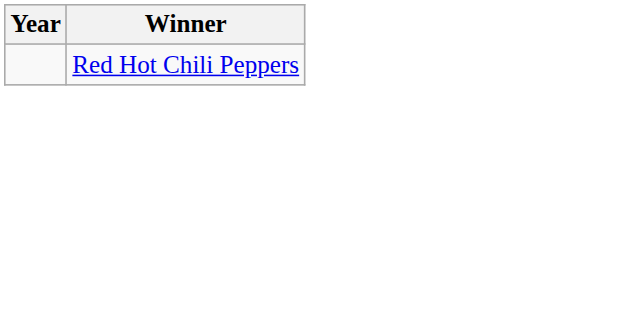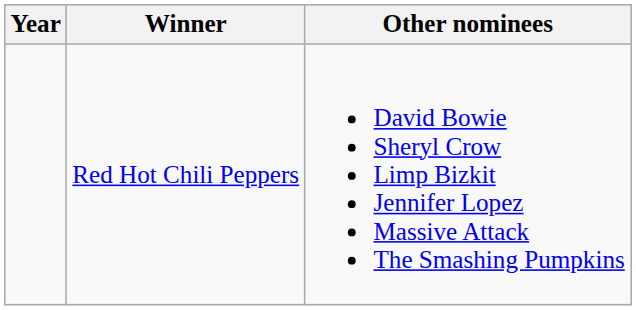+ column: (468, 24)
